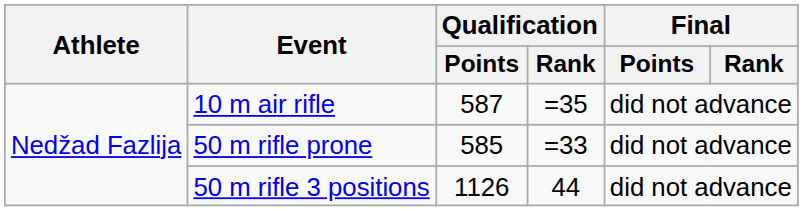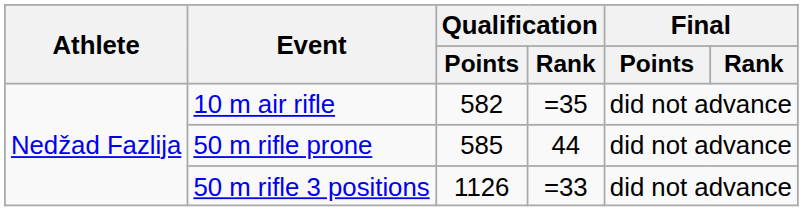(482, 105) 587 -> (482, 105) 582
(566, 146) =33 -> (566, 146) 44
(566, 186) 44 -> (566, 186) =33
